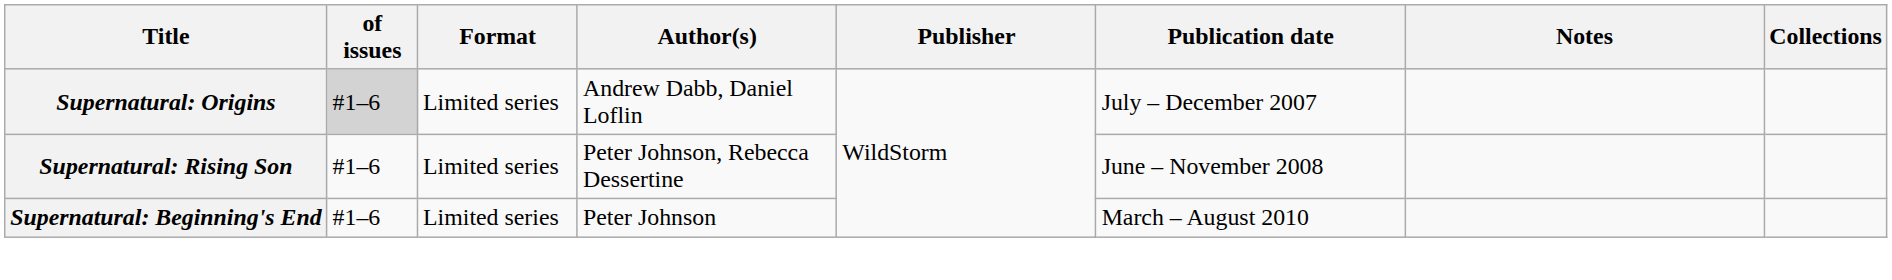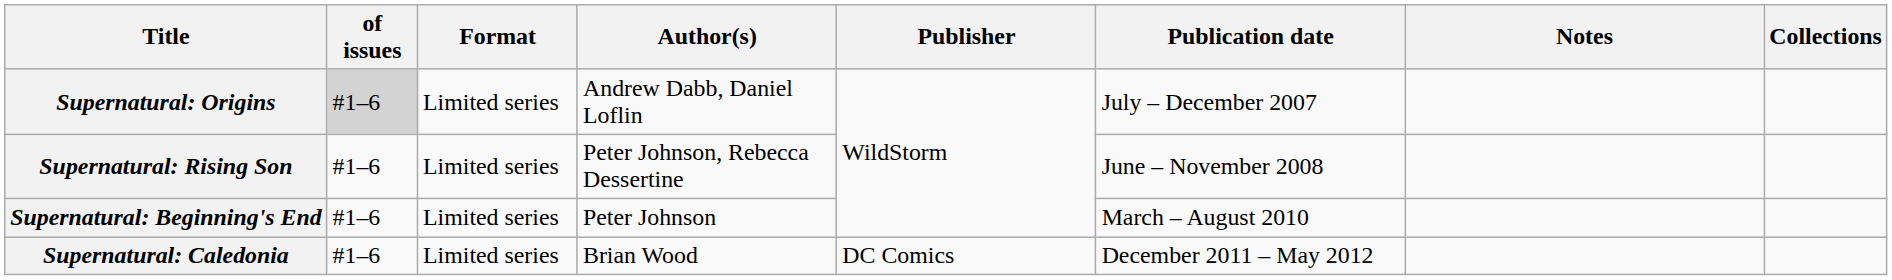+ row: (166, 255)
